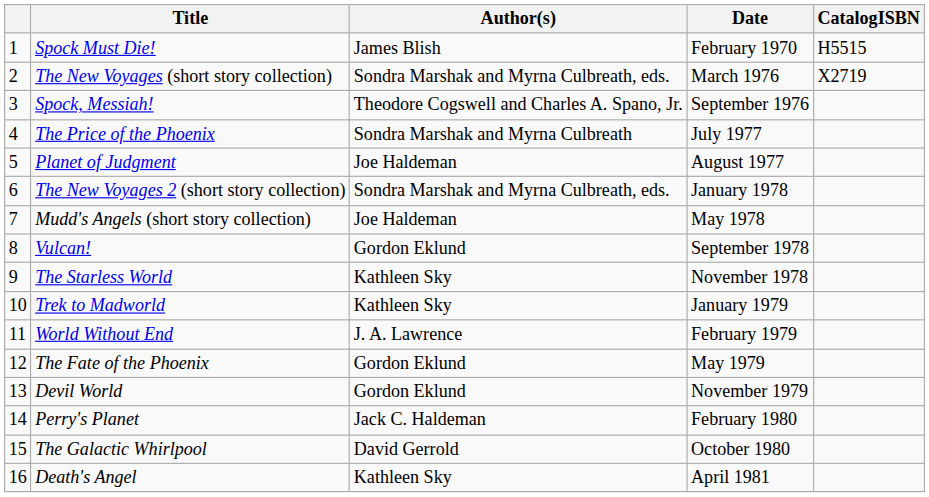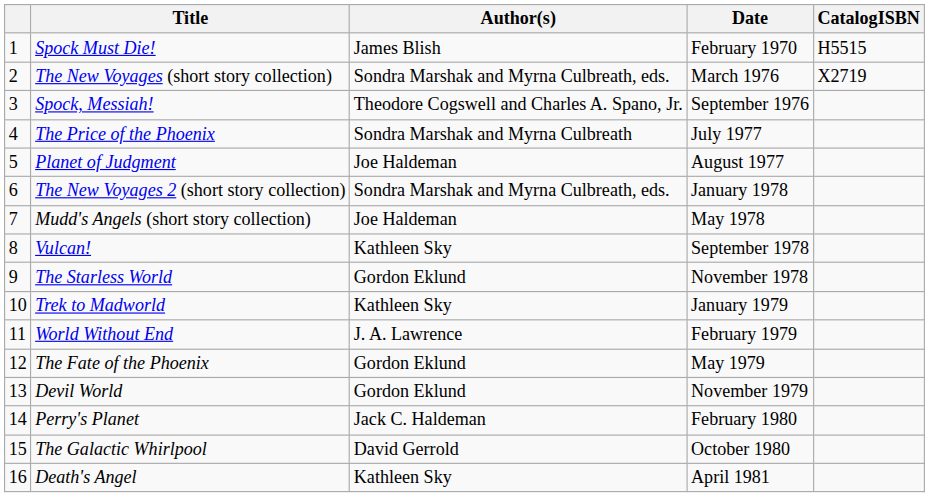(410, 248) Gordon Eklund -> (403, 248) Kathleen Sky
(403, 276) Kathleen Sky -> (410, 276) Gordon Eklund
